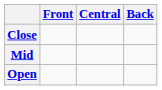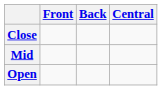columns swapped: (100, 14) <-> (140, 14)
